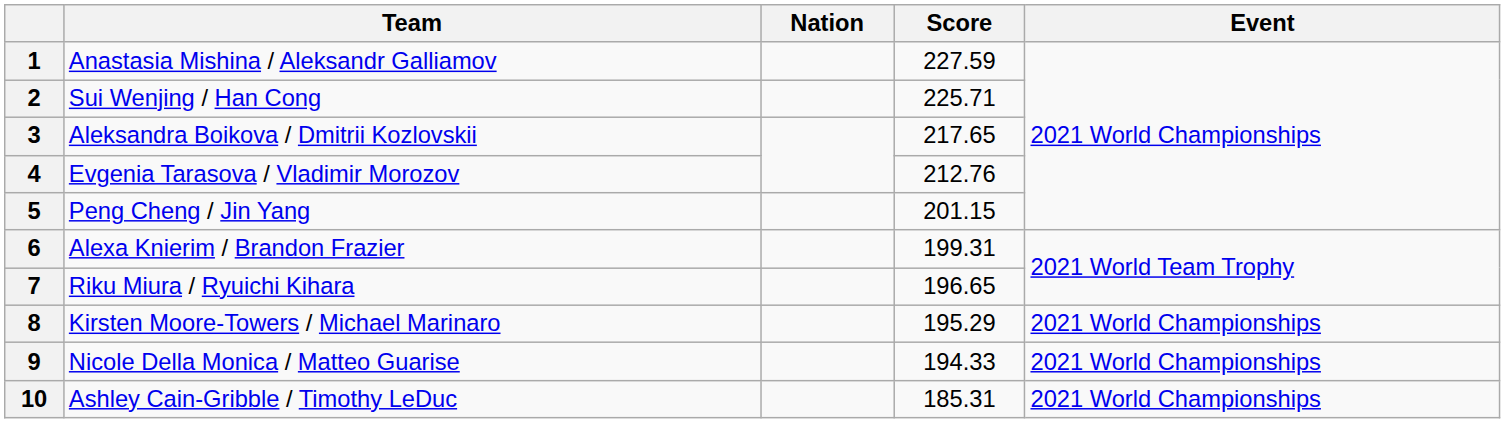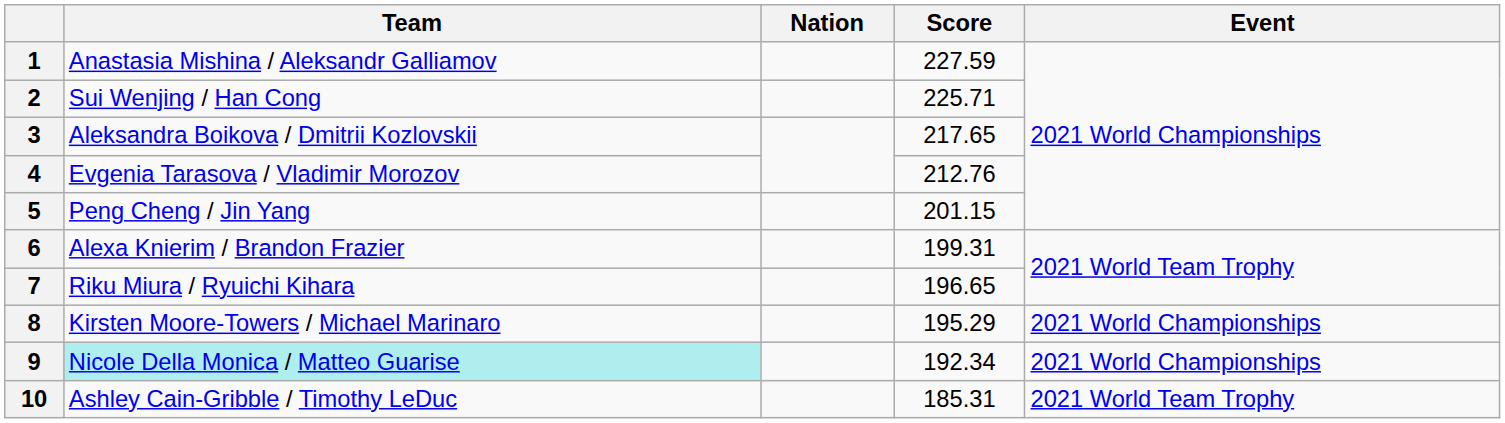(264, 361) no background -> (264, 361) paleturquoise background
(959, 361) 194.33 -> (959, 361) 192.34
(1176, 398) 2021 World Championships -> (1162, 398) 2021 World Team Trophy
